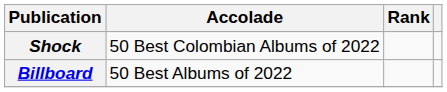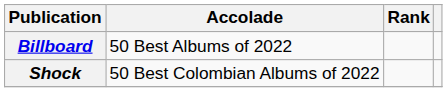rows swapped: (55, 73) <-> (55, 45)
